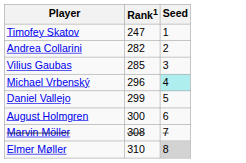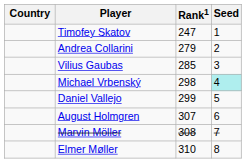+ column: (30, 14)
(136, 49) 282 -> (187, 49) 279
(136, 82) 296 -> (187, 82) 298
(136, 116) 300 -> (187, 116) 307
(166, 149) lightgrey background -> (217, 149) no background
